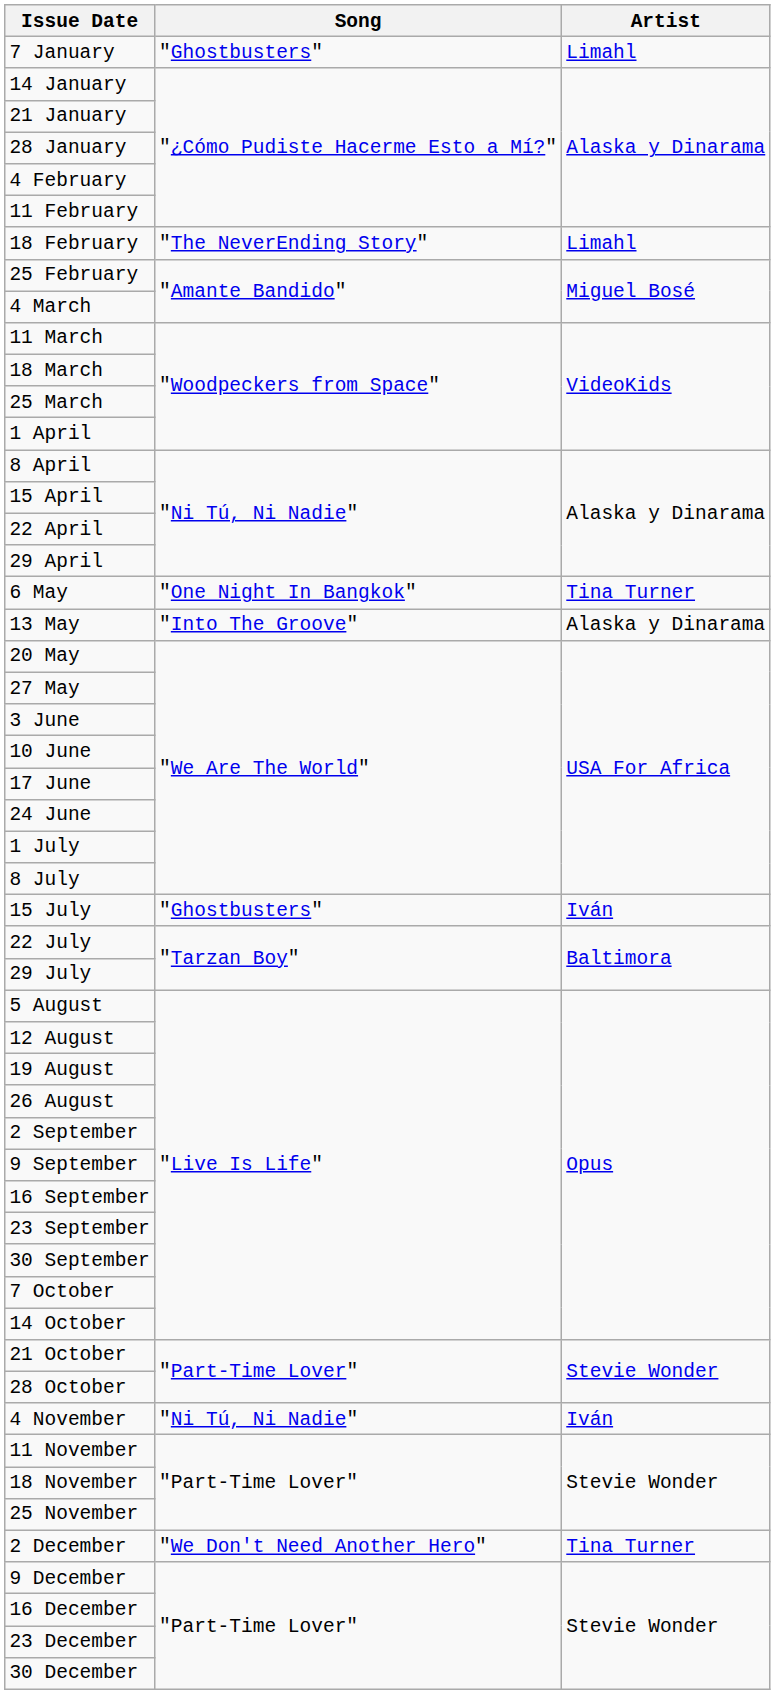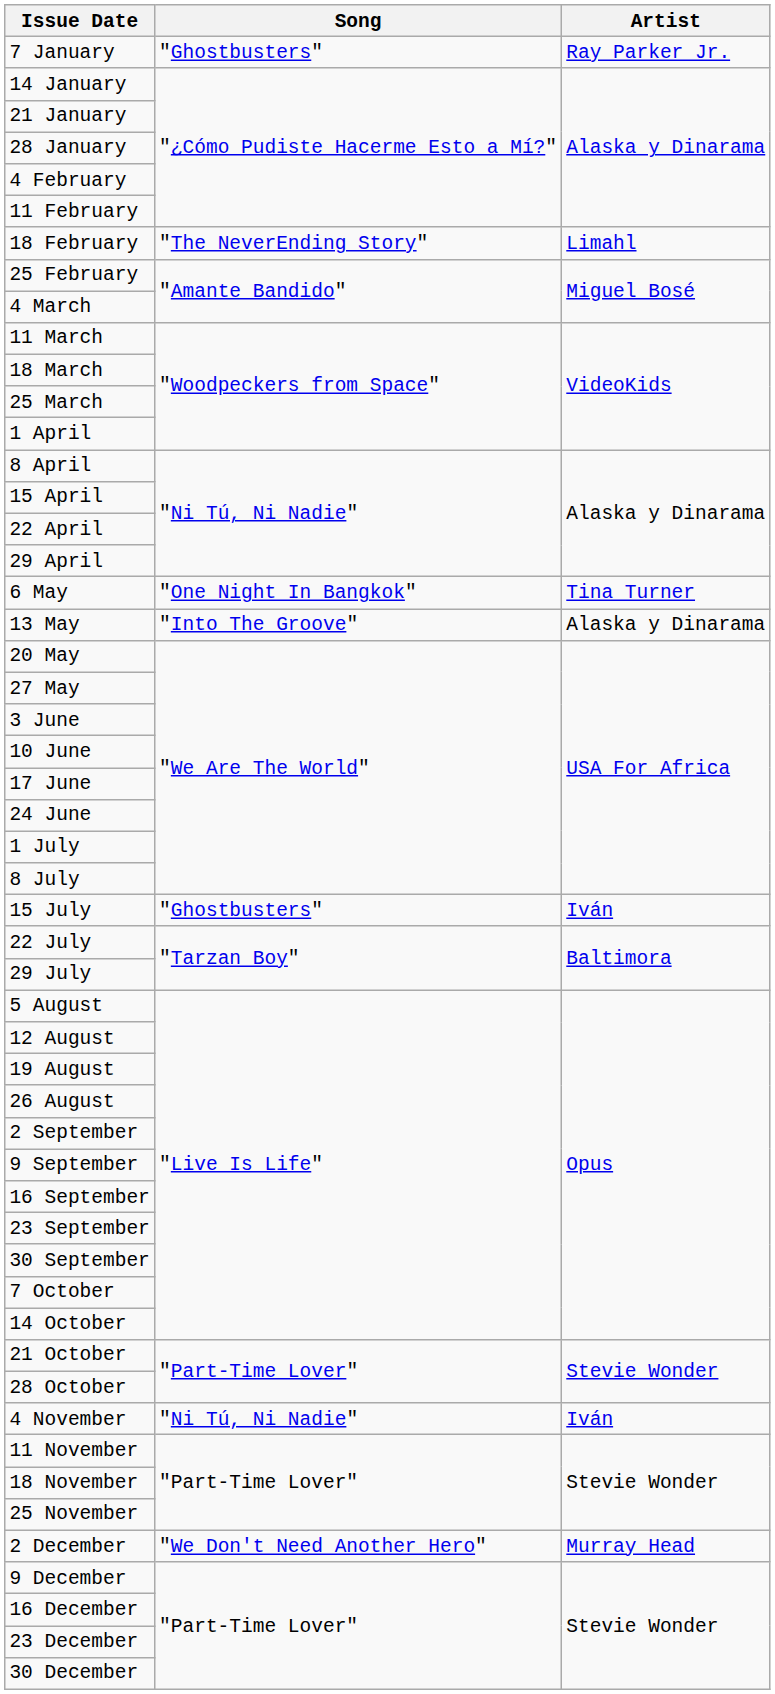(601, 52) Limahl -> (648, 52) Ray Parker Jr.
(631, 1546) Tina Turner -> (631, 1546) Murray Head
